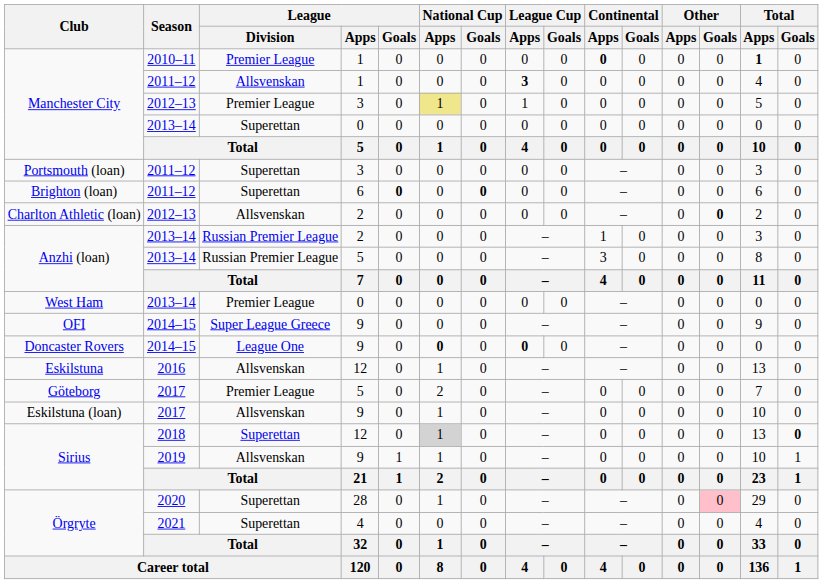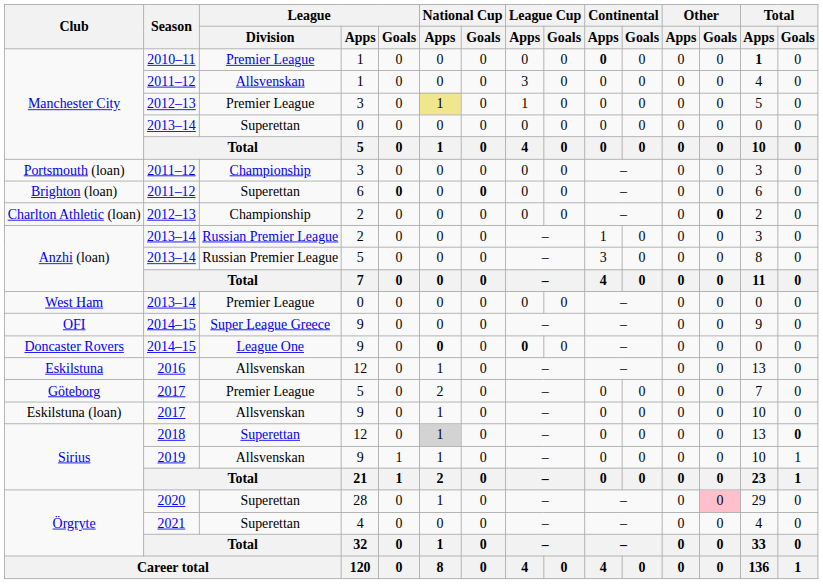(525, 81) bold -> (525, 81) normal
(270, 170) Superettan -> (270, 170) Championship
(270, 214) Allsvenskan -> (270, 214) Championship
